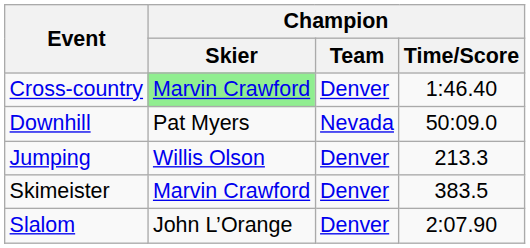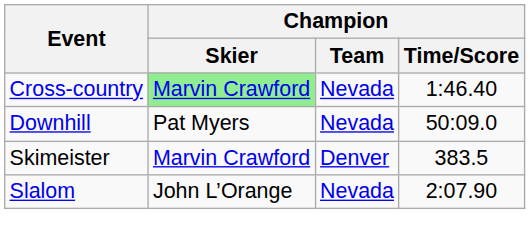(355, 89) Denver -> (357, 89) Nevada
- row: (50, 157)
(355, 225) Denver -> (357, 191) Nevada
